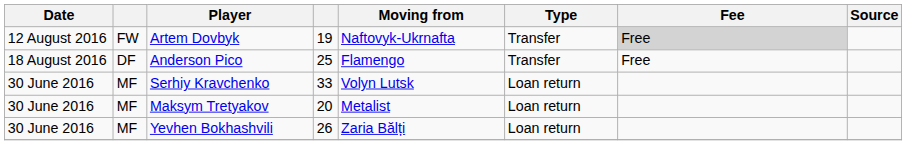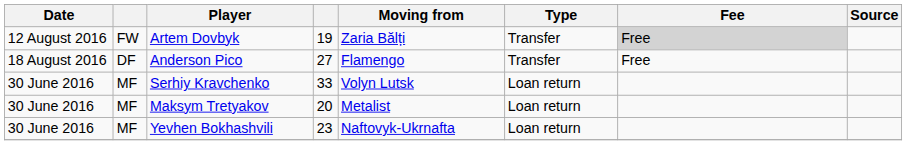(398, 38) Naftovyk-Ukrnafta -> (373, 38) Zaria Bălți
(325, 60) 25 -> (325, 60) 27
(325, 128) 26 -> (325, 128) 23
(373, 128) Zaria Bălți -> (398, 128) Naftovyk-Ukrnafta
